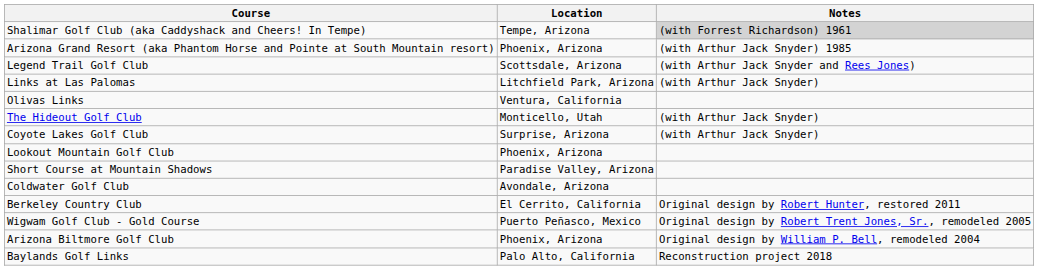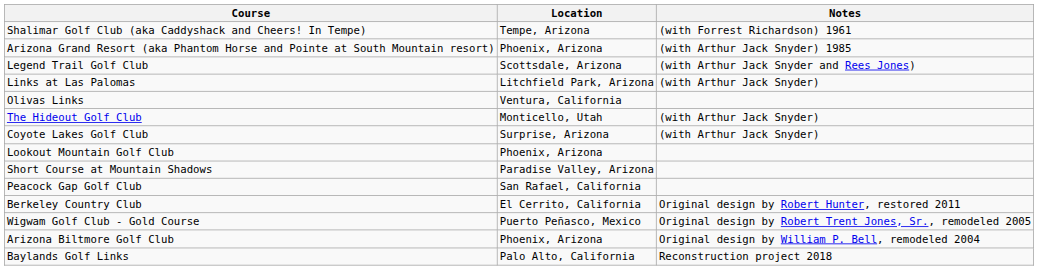(755, 30) lightgrey background -> (755, 30) no background
+ row: (74, 187)
- row: (68, 187)
